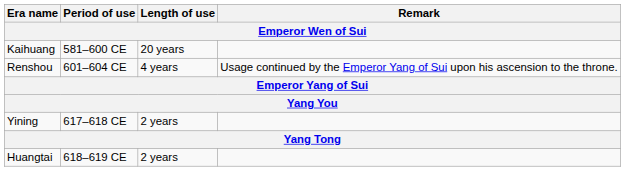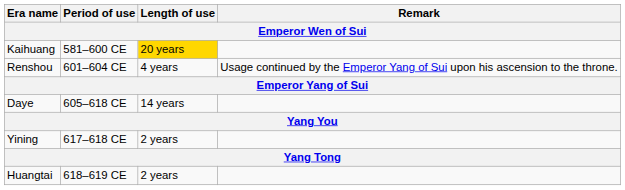(162, 49) no background -> (162, 49) gold background
+ row: (20, 103)
